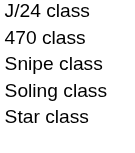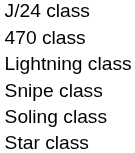+ row: (68, 64)
